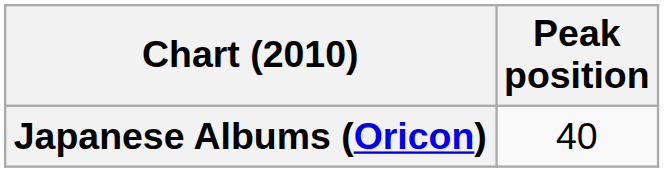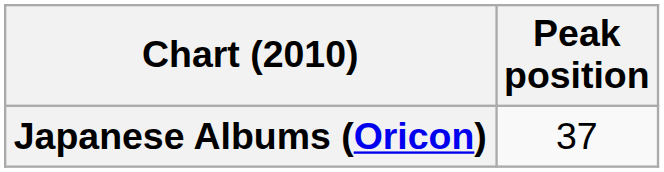(577, 135) 40 -> (577, 135) 37
